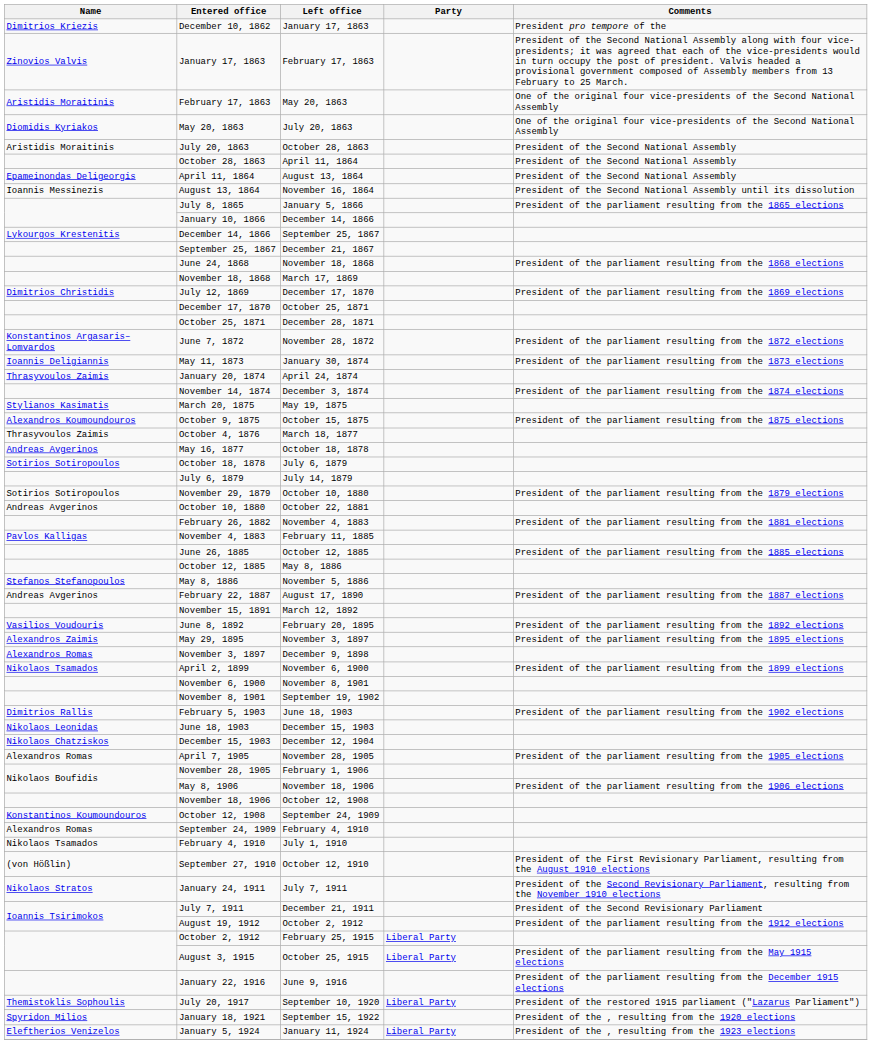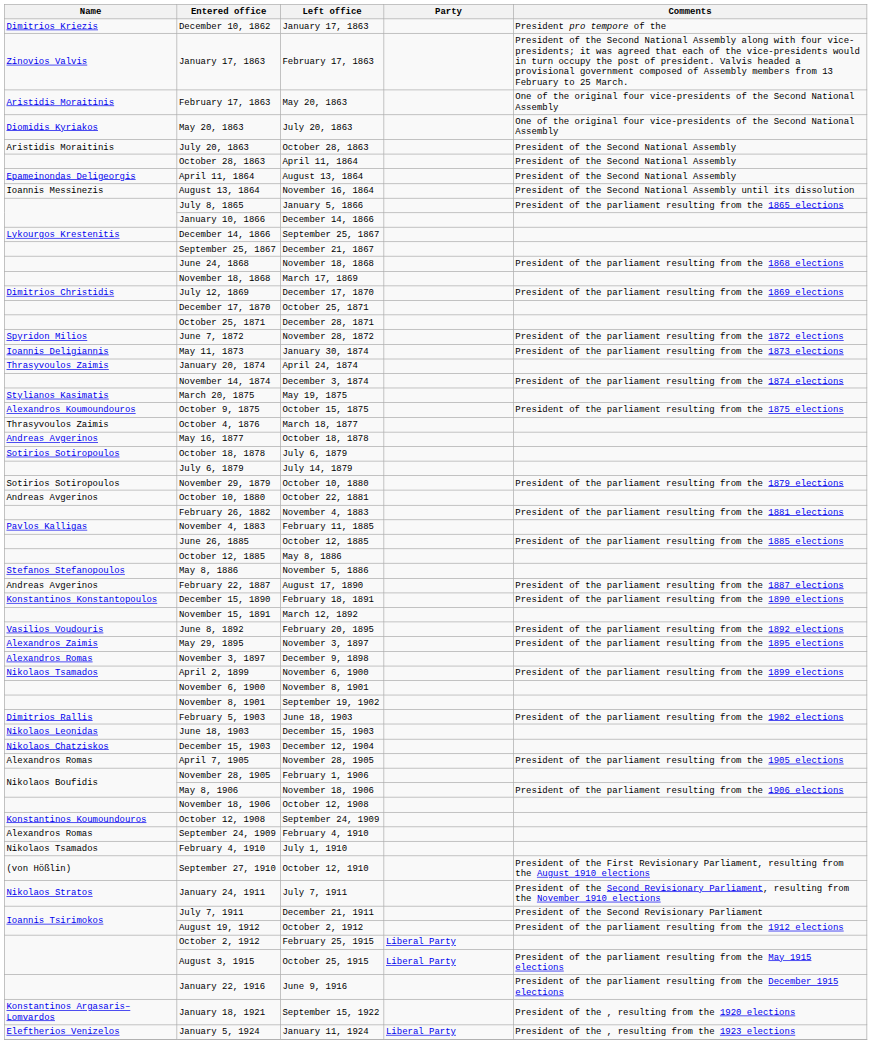(68, 342) Konstantinos Argasaris–Lomvardos -> (47, 337) Spyridon Milios
+ row: (225, 600)
- row: (214, 1003)
(47, 1017) Spyridon Milios -> (68, 1012) Konstantinos Argasaris–Lomvardos
